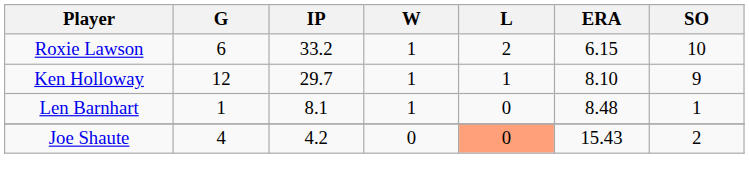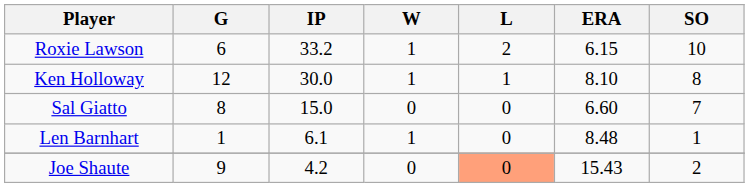(316, 78) 29.7 -> (316, 78) 30.0
(697, 78) 9 -> (697, 78) 8
+ row: (89, 108)
(316, 108) 8.1 -> (316, 138) 6.1
(221, 138) 4 -> (221, 167) 9
